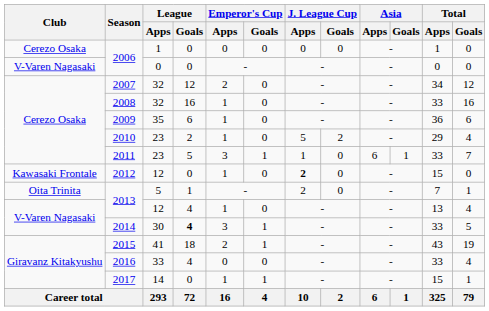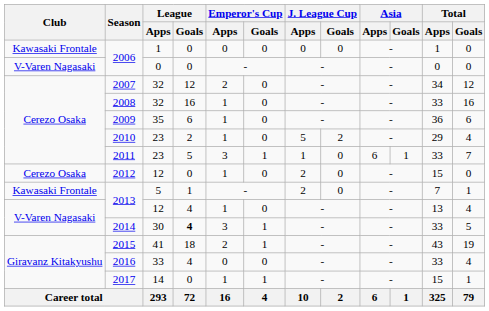(55, 48) Cerezo Osaka -> (55, 48) Kawasaki Frontale
(55, 173) Kawasaki Frontale -> (55, 173) Cerezo Osaka
(303, 173) bold -> (303, 173) normal
(55, 191) Oita Trinita -> (55, 191) Kawasaki Frontale
